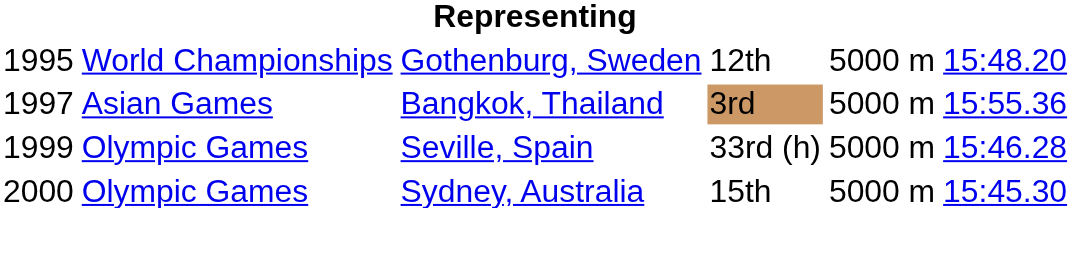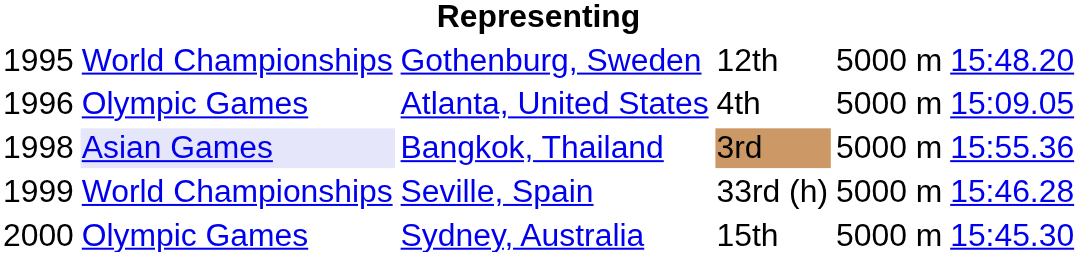+ row: (555, 103)
(38, 103) 1997 -> (38, 147) 1998
(177, 103) no background -> (177, 147) lavender background
(195, 147) Olympic Games -> (237, 191) World Championships
